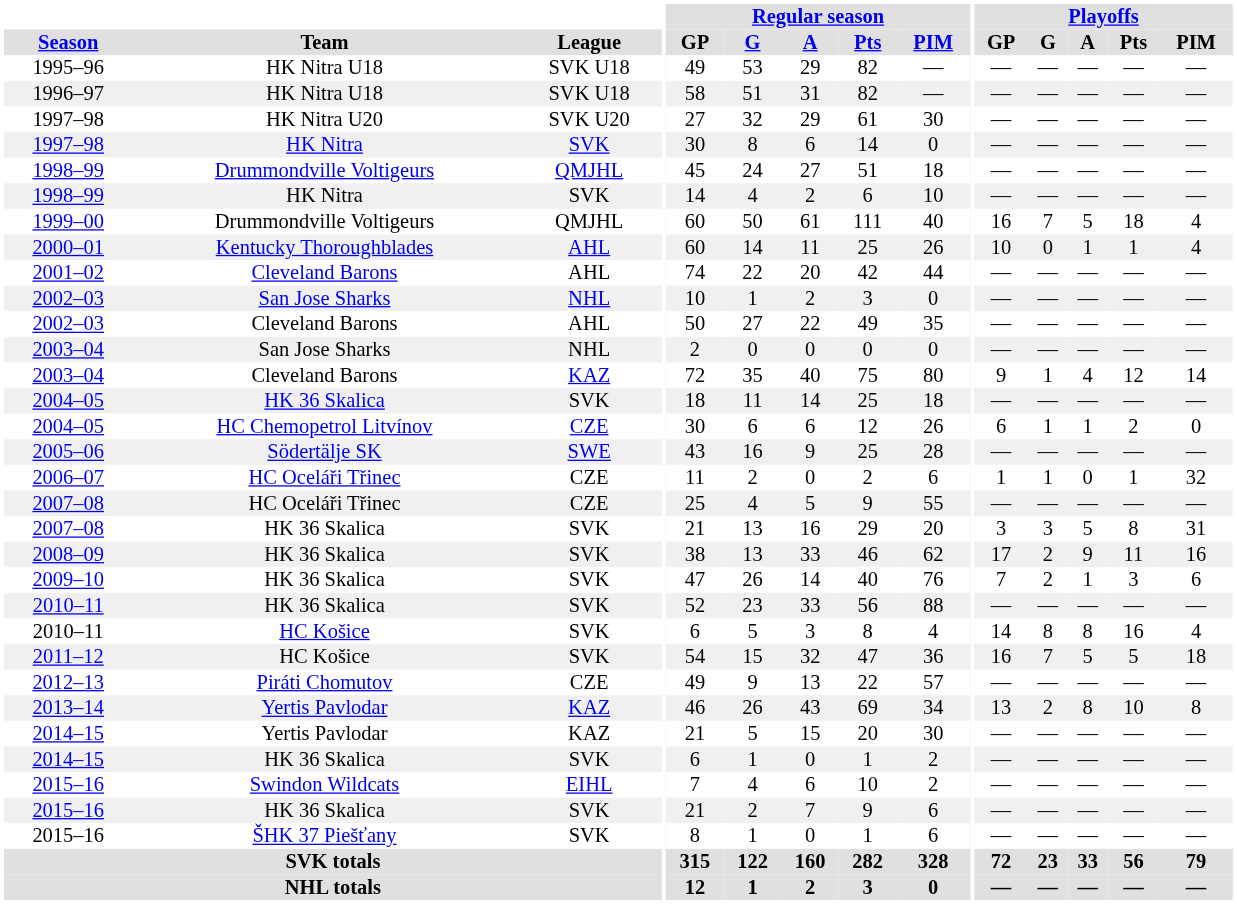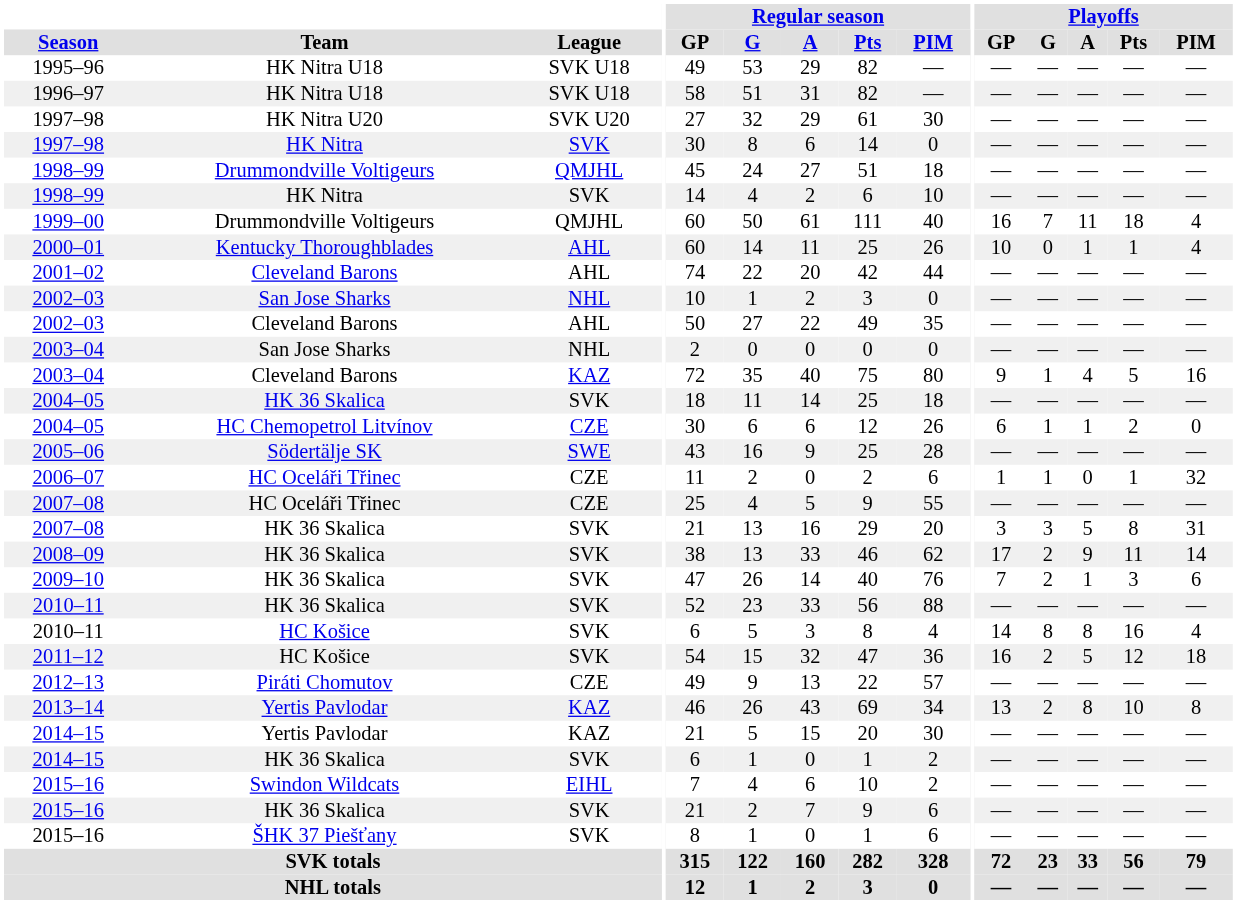(1088, 221) 5 -> (1088, 221) 11
(1133, 375) 12 -> (1133, 375) 5
(1196, 375) 14 -> (1196, 375) 16
(1196, 554) 16 -> (1196, 554) 14
(1048, 656) 7 -> (1048, 656) 2
(1133, 656) 5 -> (1133, 656) 12
